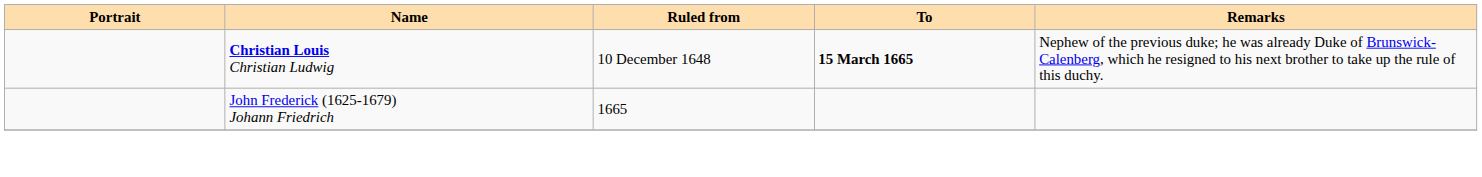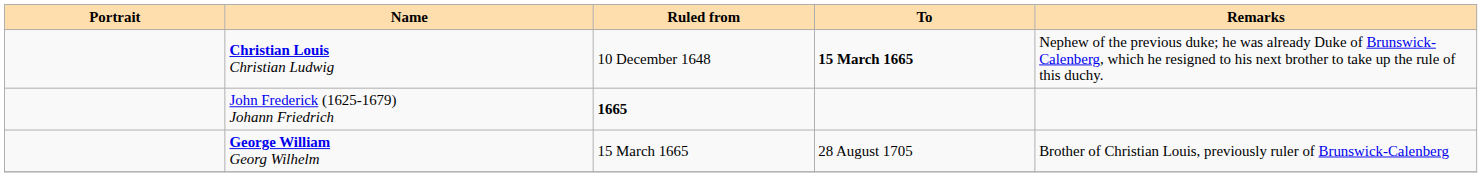(612, 109) normal -> (612, 109) bold
+ row: (280, 150)
